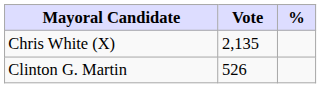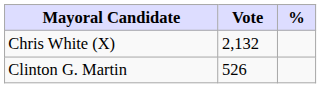(240, 43) 2,135 -> (240, 43) 2,132
